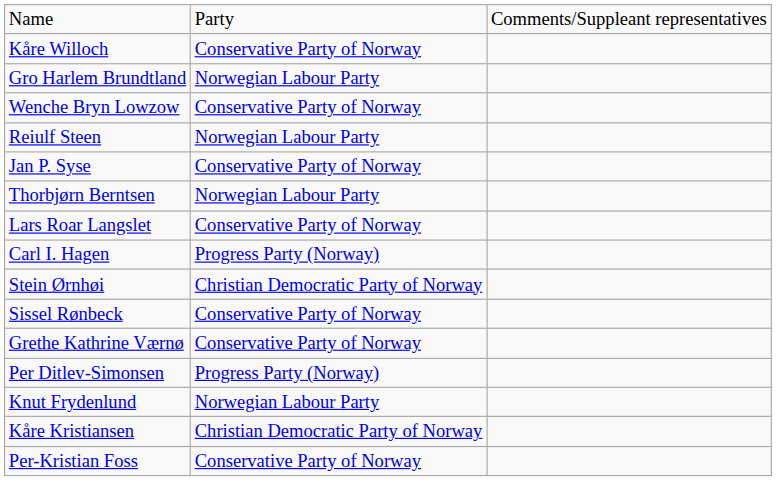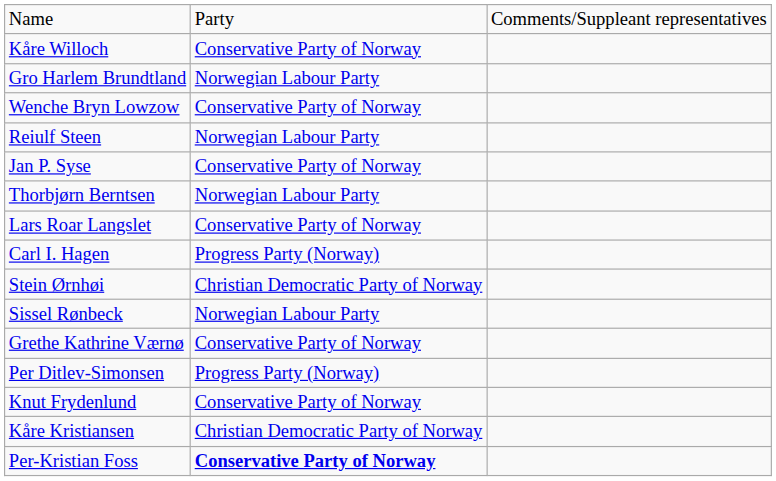(308, 313) Conservative Party of Norway -> (287, 313) Norwegian Labour Party
(287, 401) Norwegian Labour Party -> (308, 401) Conservative Party of Norway
(308, 460) normal -> (315, 460) bold
